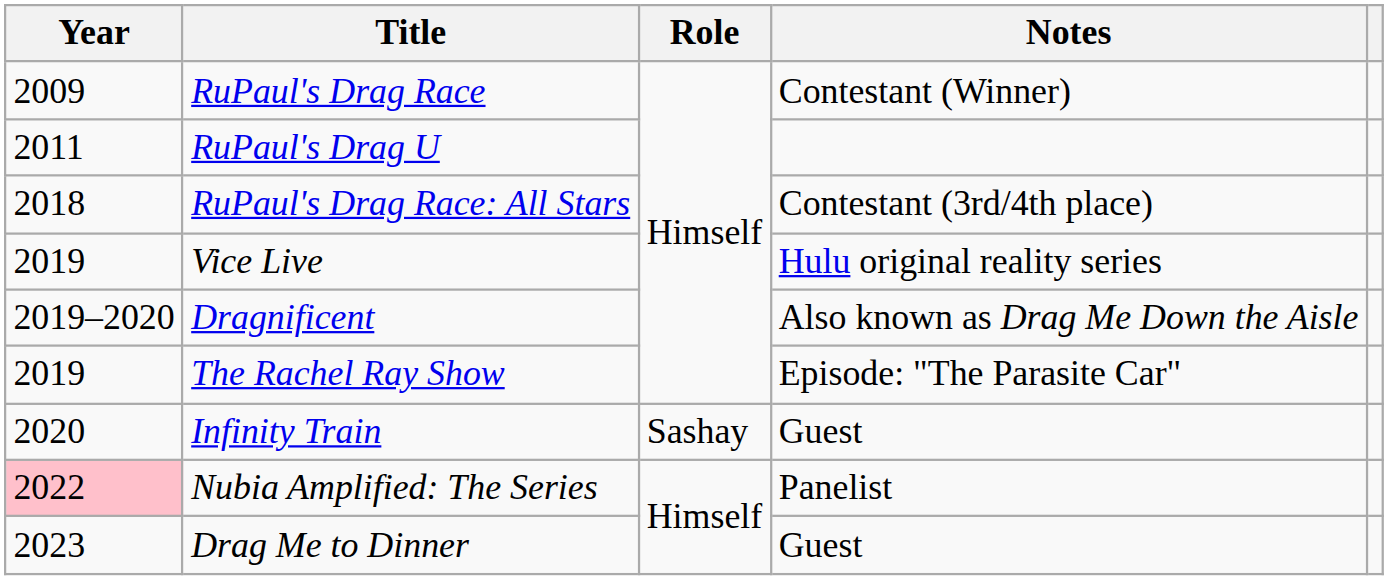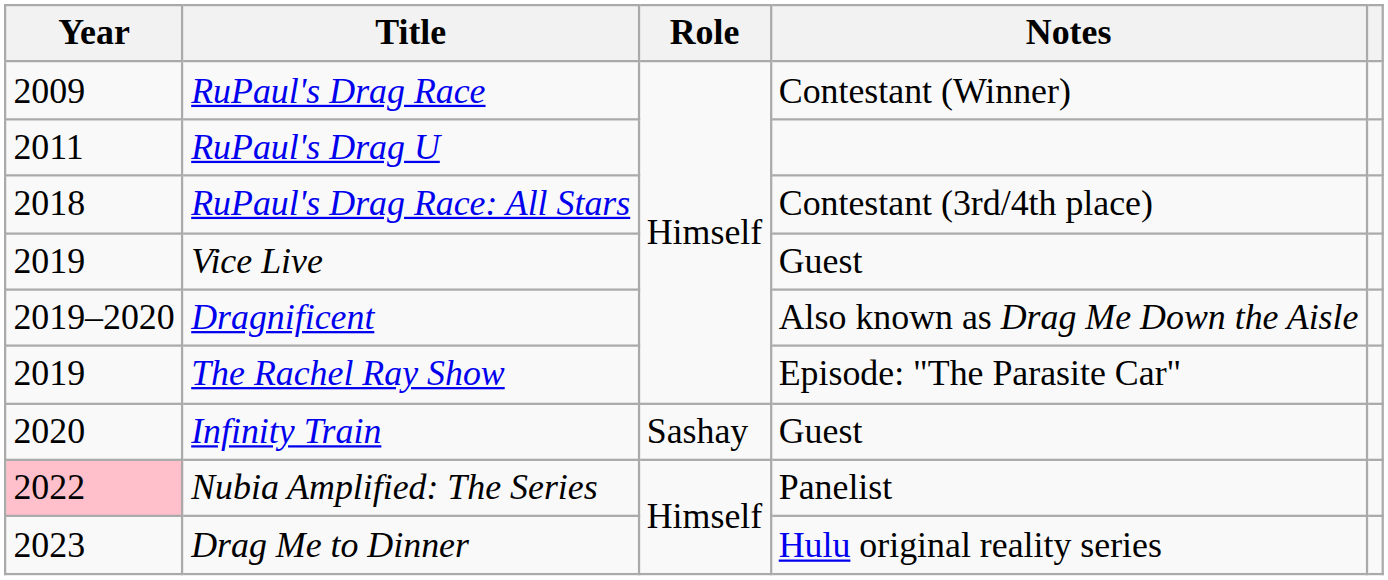(970, 260) Hulu original reality series -> (821, 260) Guest
(821, 544) Guest -> (970, 544) Hulu original reality series
